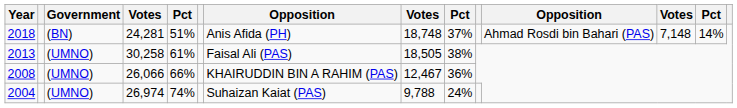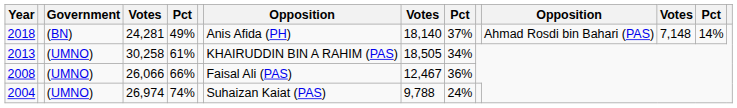(182, 34) 51% -> (182, 34) 49%
(423, 34) 18,748 -> (423, 34) 18,140
(249, 54) Faisal Ali (PAS) -> (302, 54) KHAIRUDDIN BIN A RAHIM (PAS)
(460, 54) 38% -> (460, 54) 34%
(302, 73) KHAIRUDDIN BIN A RAHIM (PAS) -> (249, 73) Faisal Ali (PAS)
